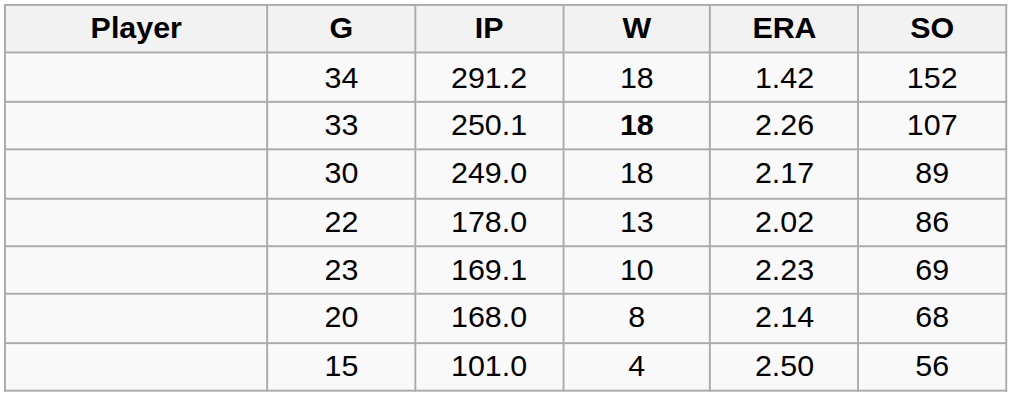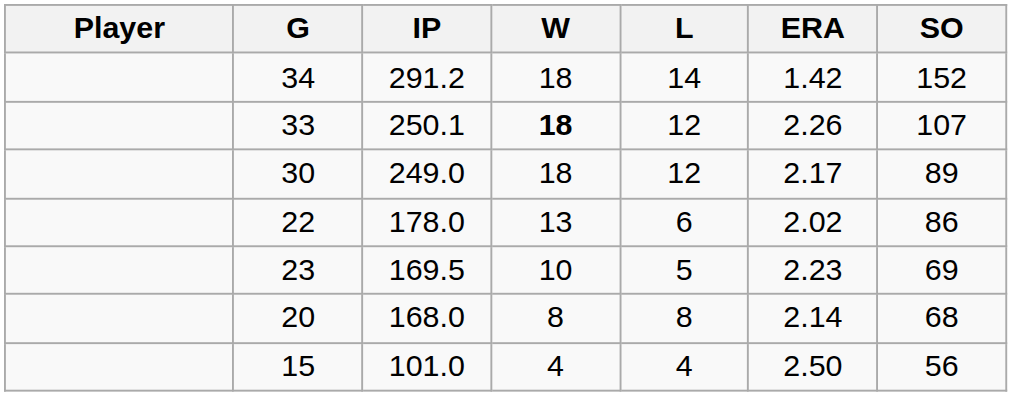+ column: (684, 28)
(489, 269) 169.1 -> (427, 269) 169.5
